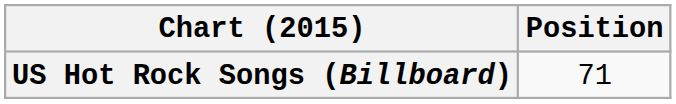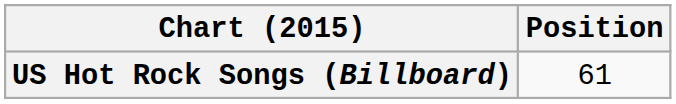(595, 75) 71 -> (595, 75) 61
